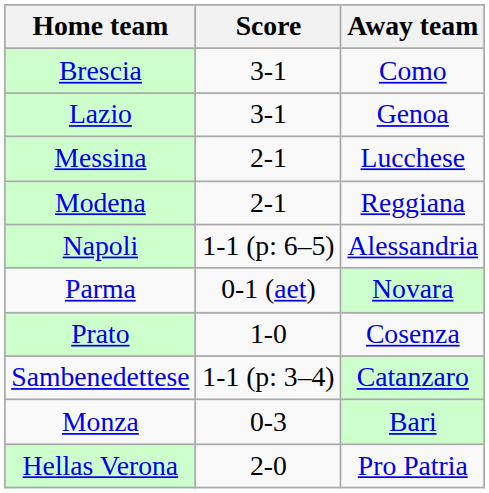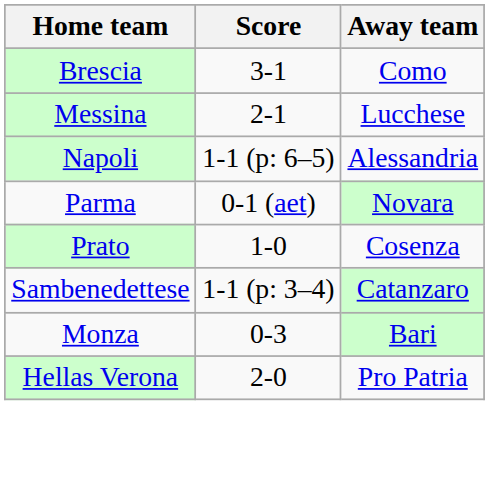- row: (100, 114)
- row: (100, 202)
